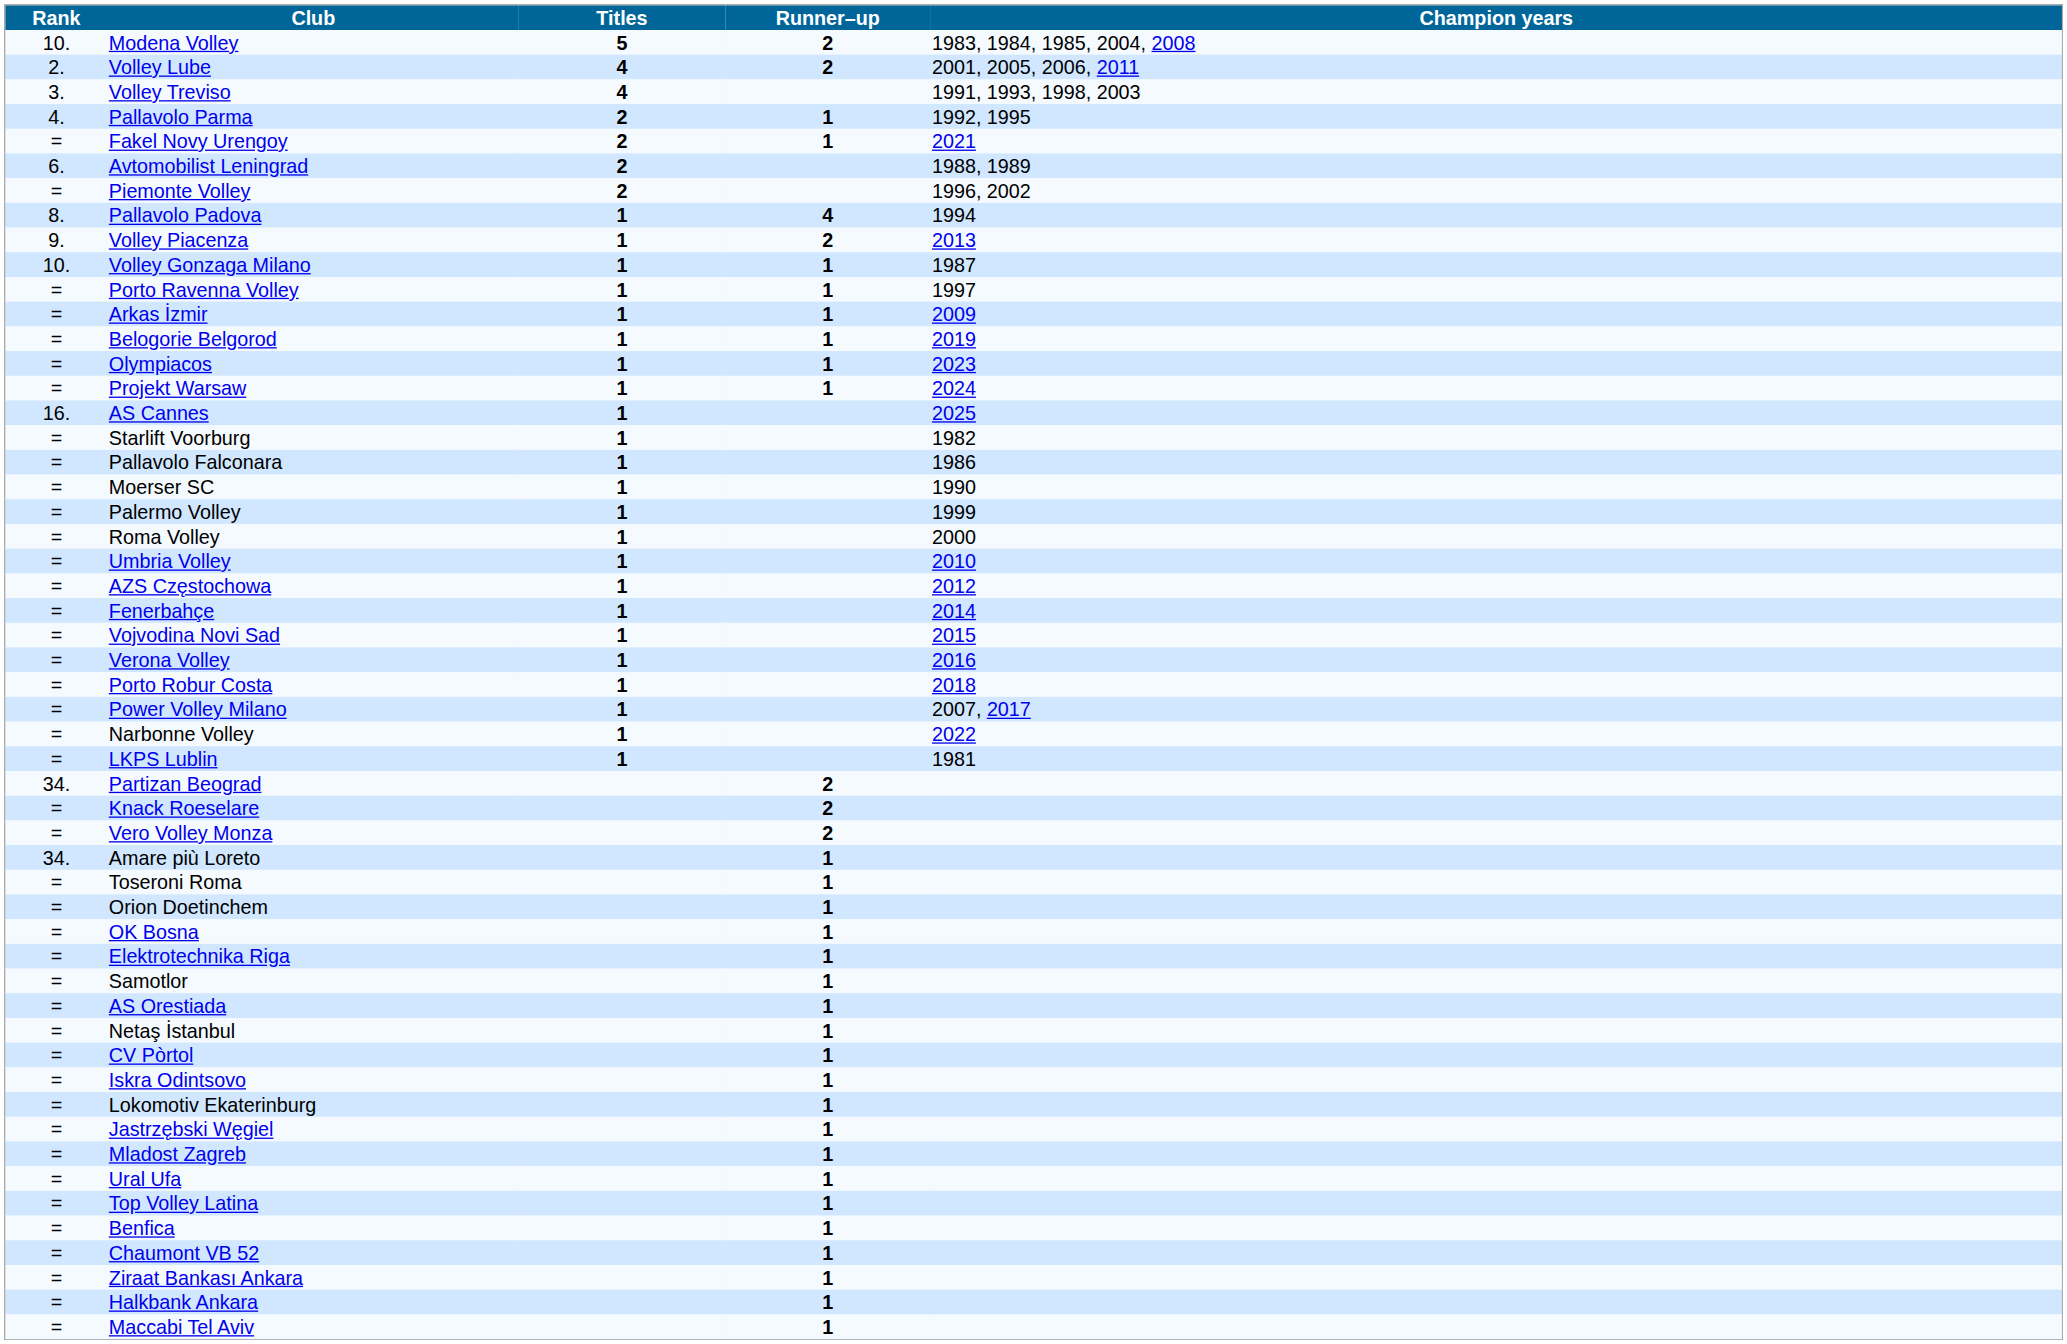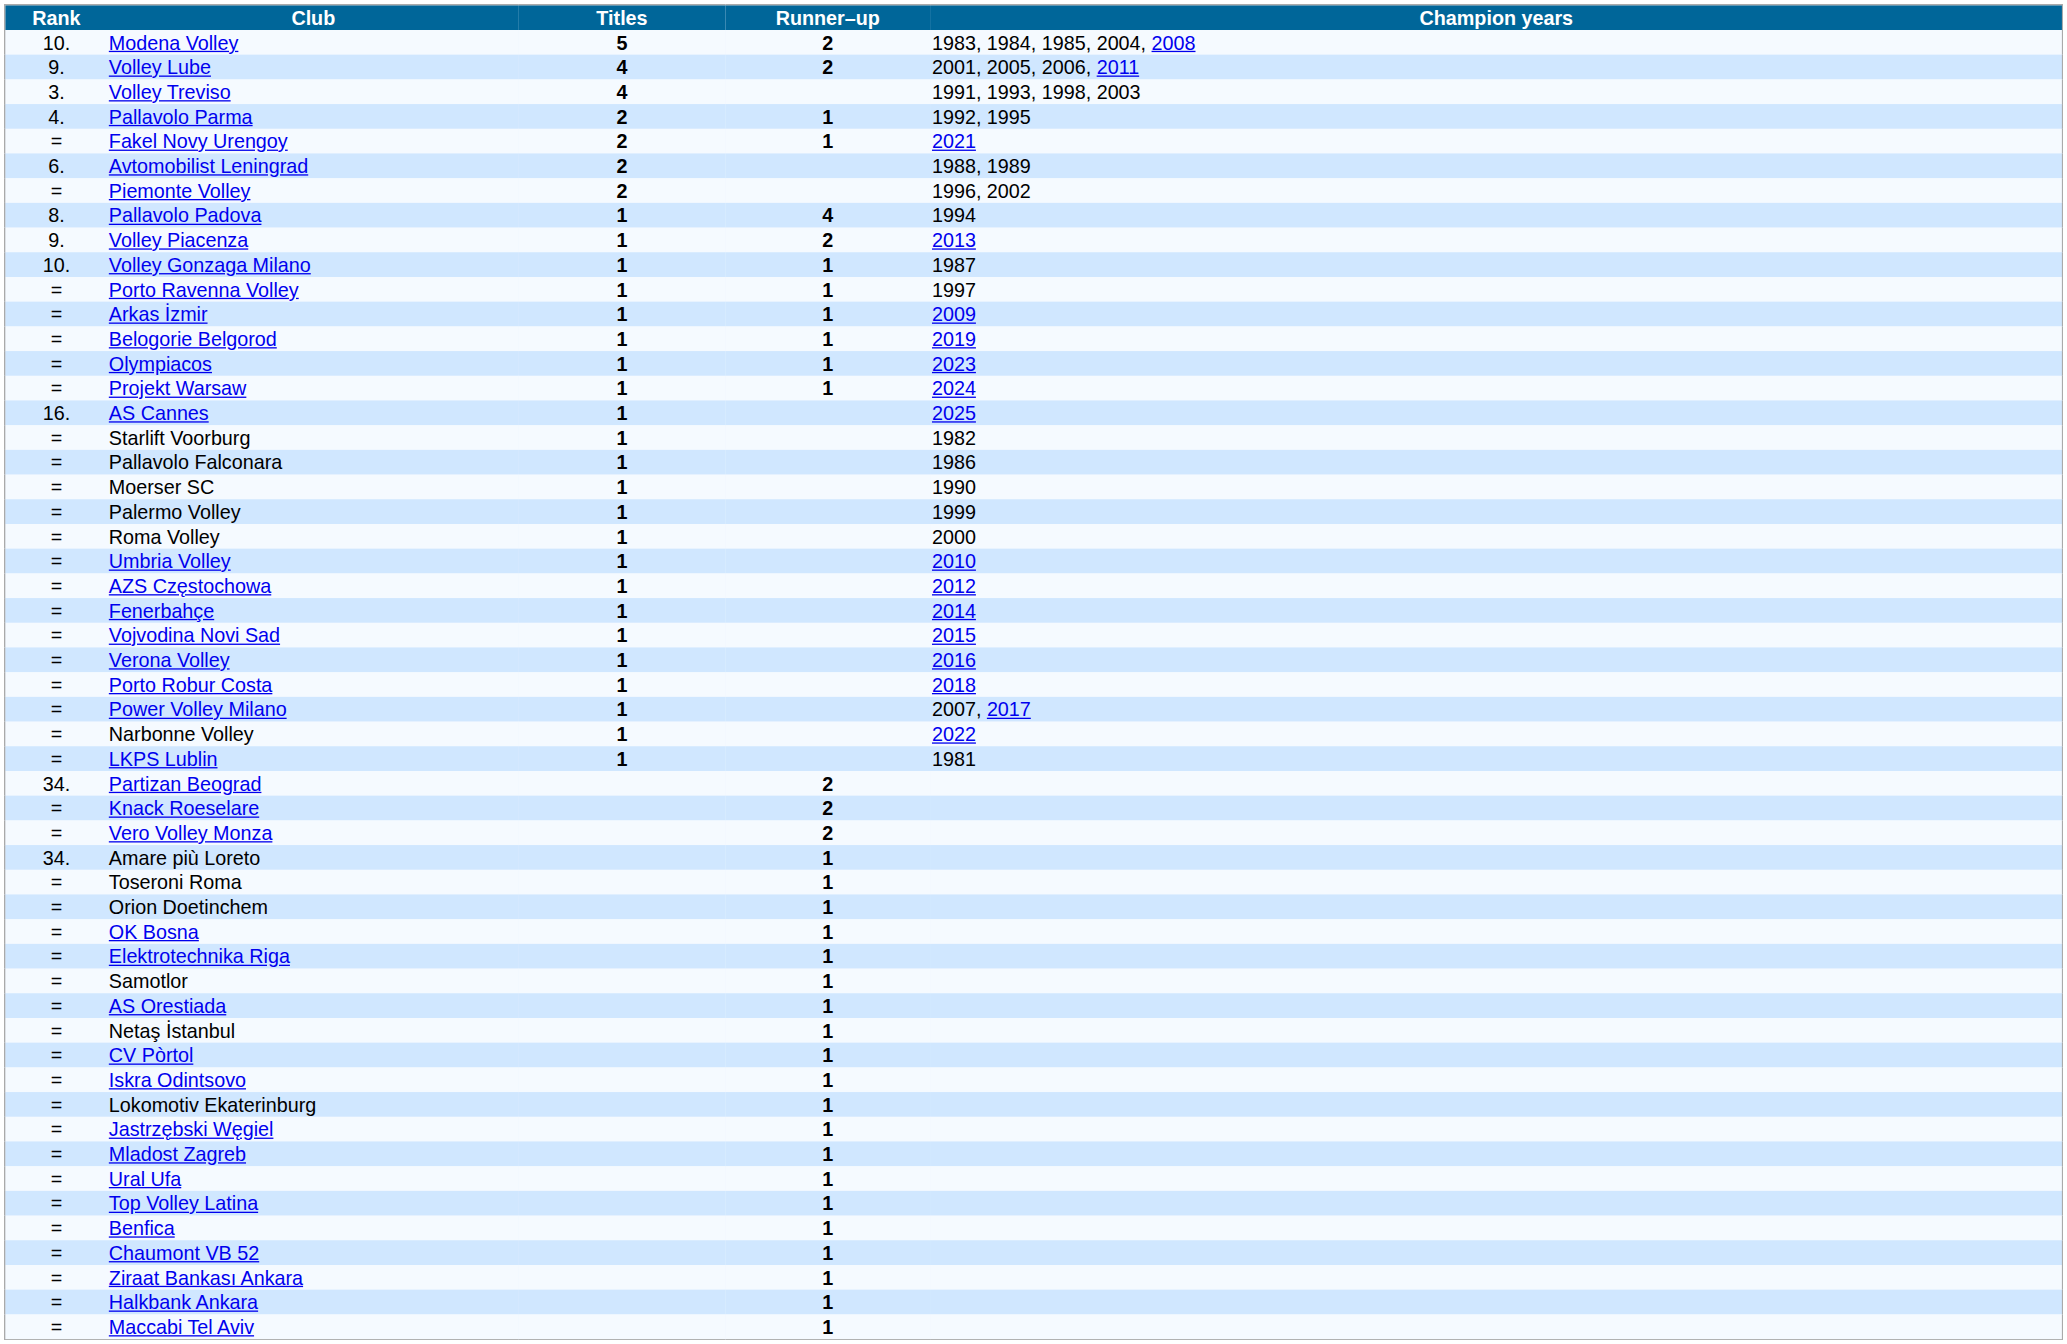(56, 67) 2. -> (56, 67) 9.
